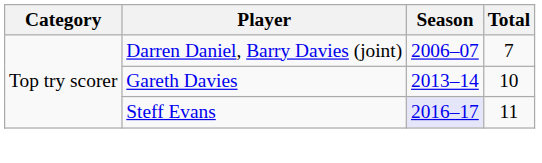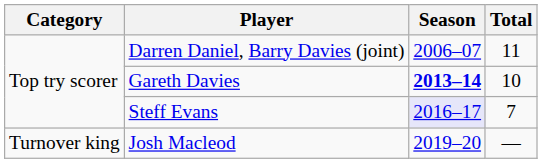(509, 50) 7 -> (511, 50) 11
(445, 81) normal -> (447, 81) bold
(509, 111) 11 -> (511, 111) 7
+ row: (182, 142)
